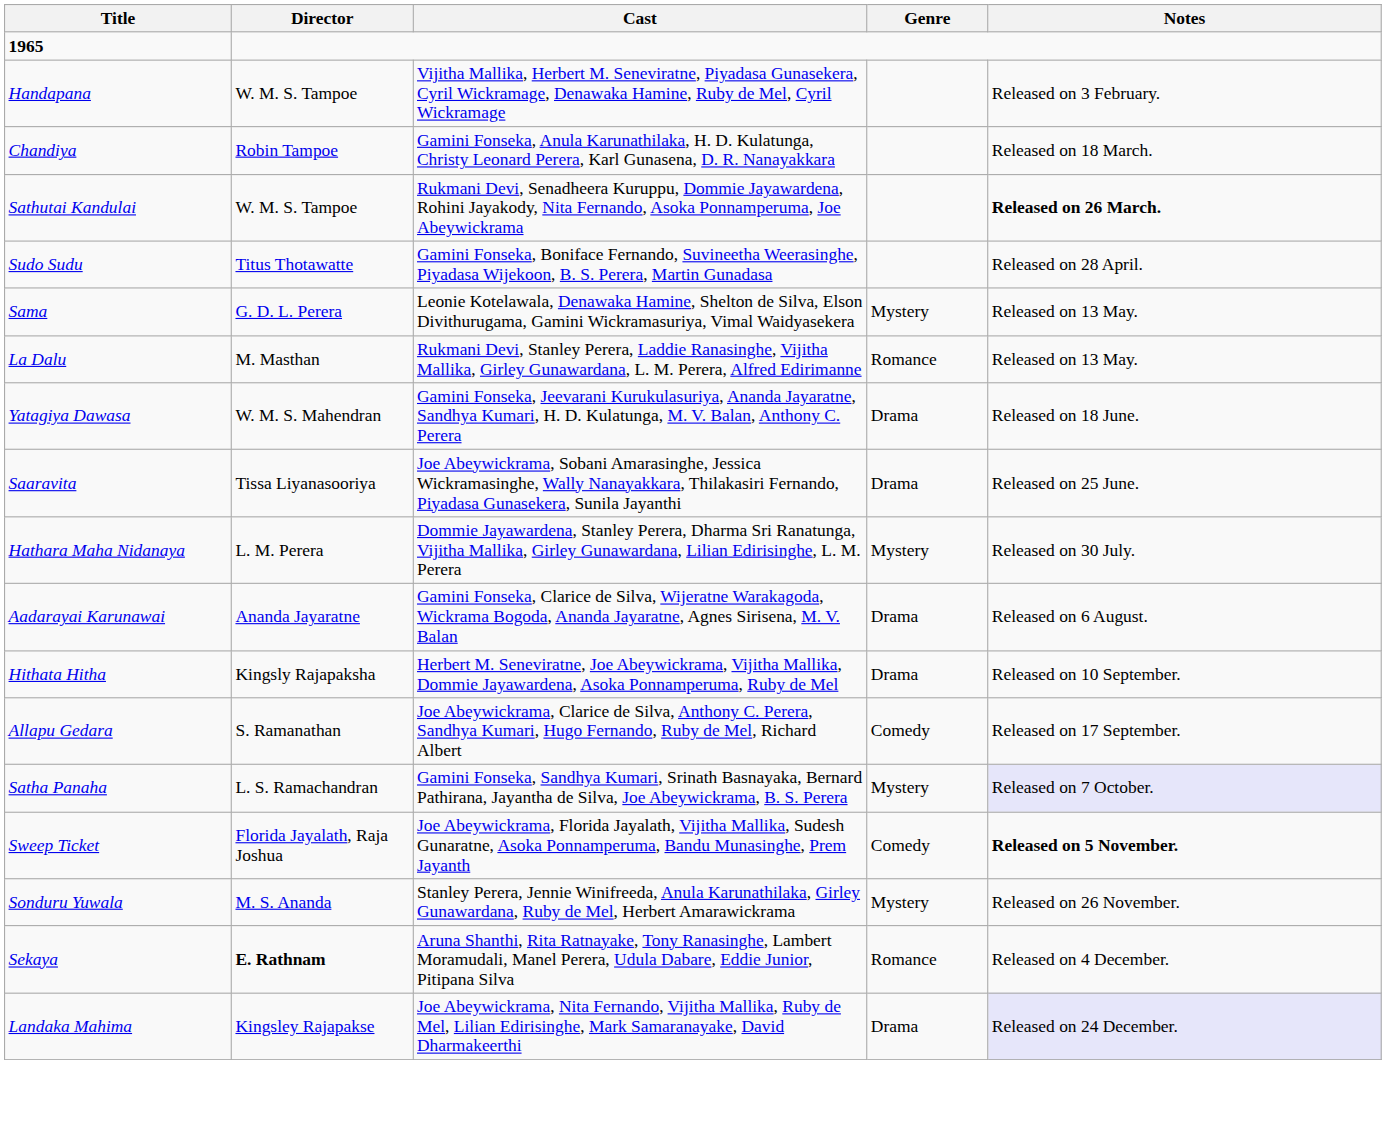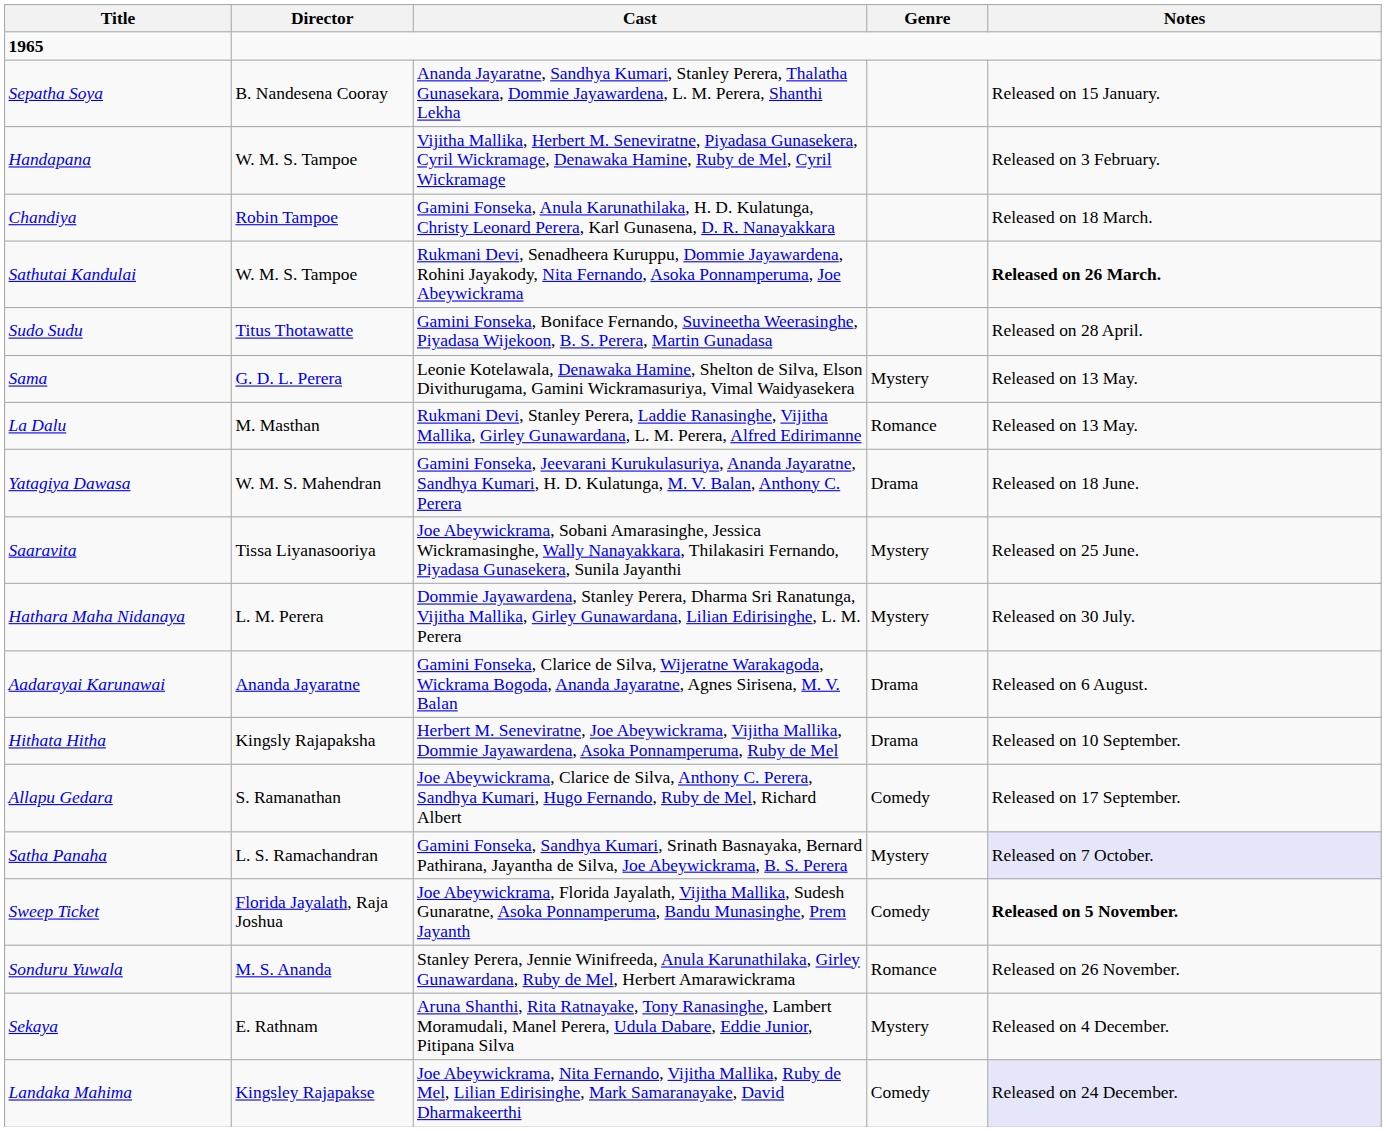+ row: (56, 93)
(895, 483) Drama -> (900, 549) Mystery
(900, 902) Mystery -> (904, 969) Romance
(281, 959) bold -> (277, 1026) normal
(904, 959) Romance -> (900, 1026) Mystery
(895, 1026) Drama -> (900, 1093) Comedy
